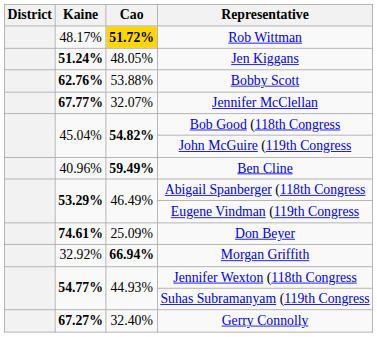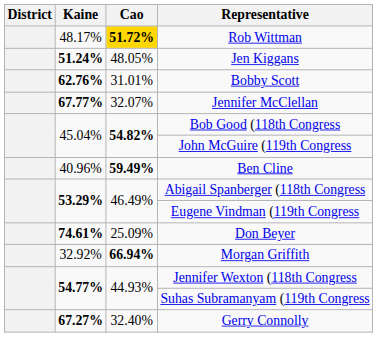(132, 80) 53.88% -> (132, 80) 31.01%
